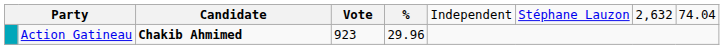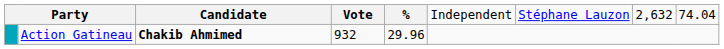(345, 35) 923 -> (345, 35) 932
